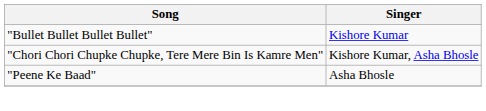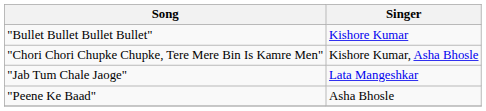+ row: (67, 75)
